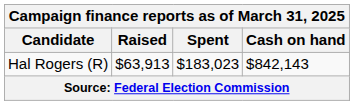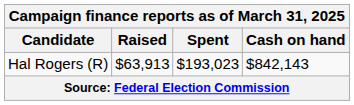(208, 64) $183,023 -> (208, 64) $193,023
